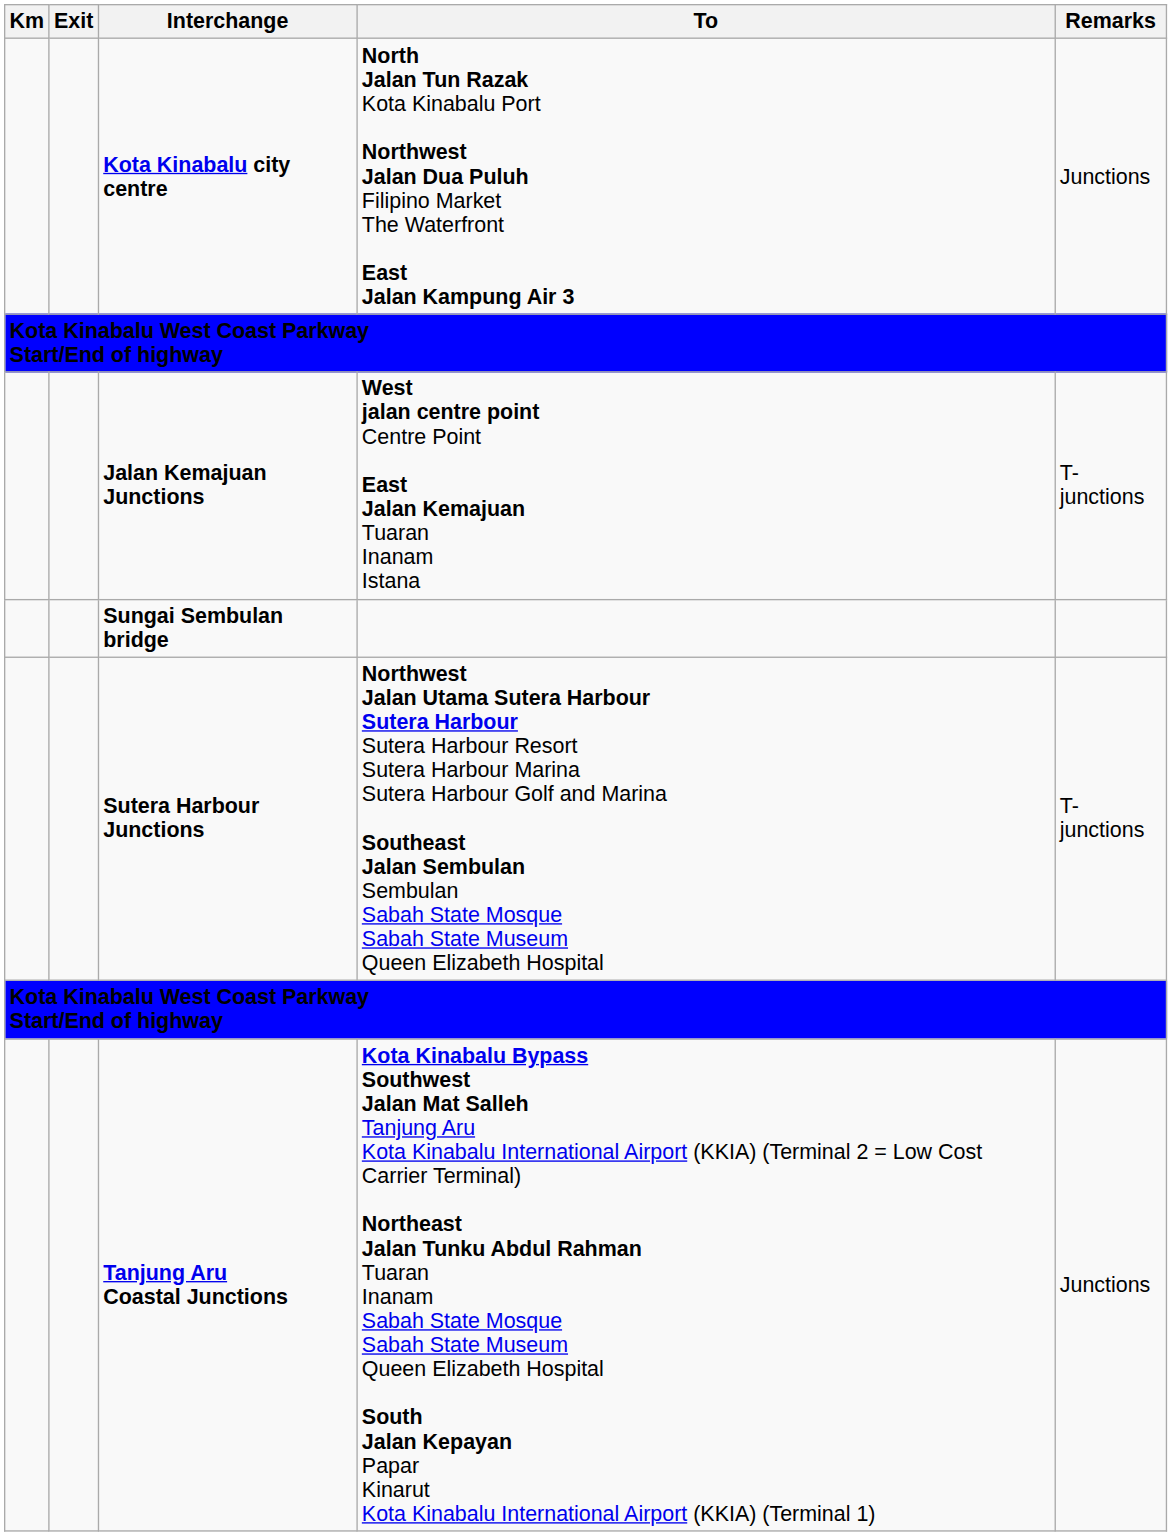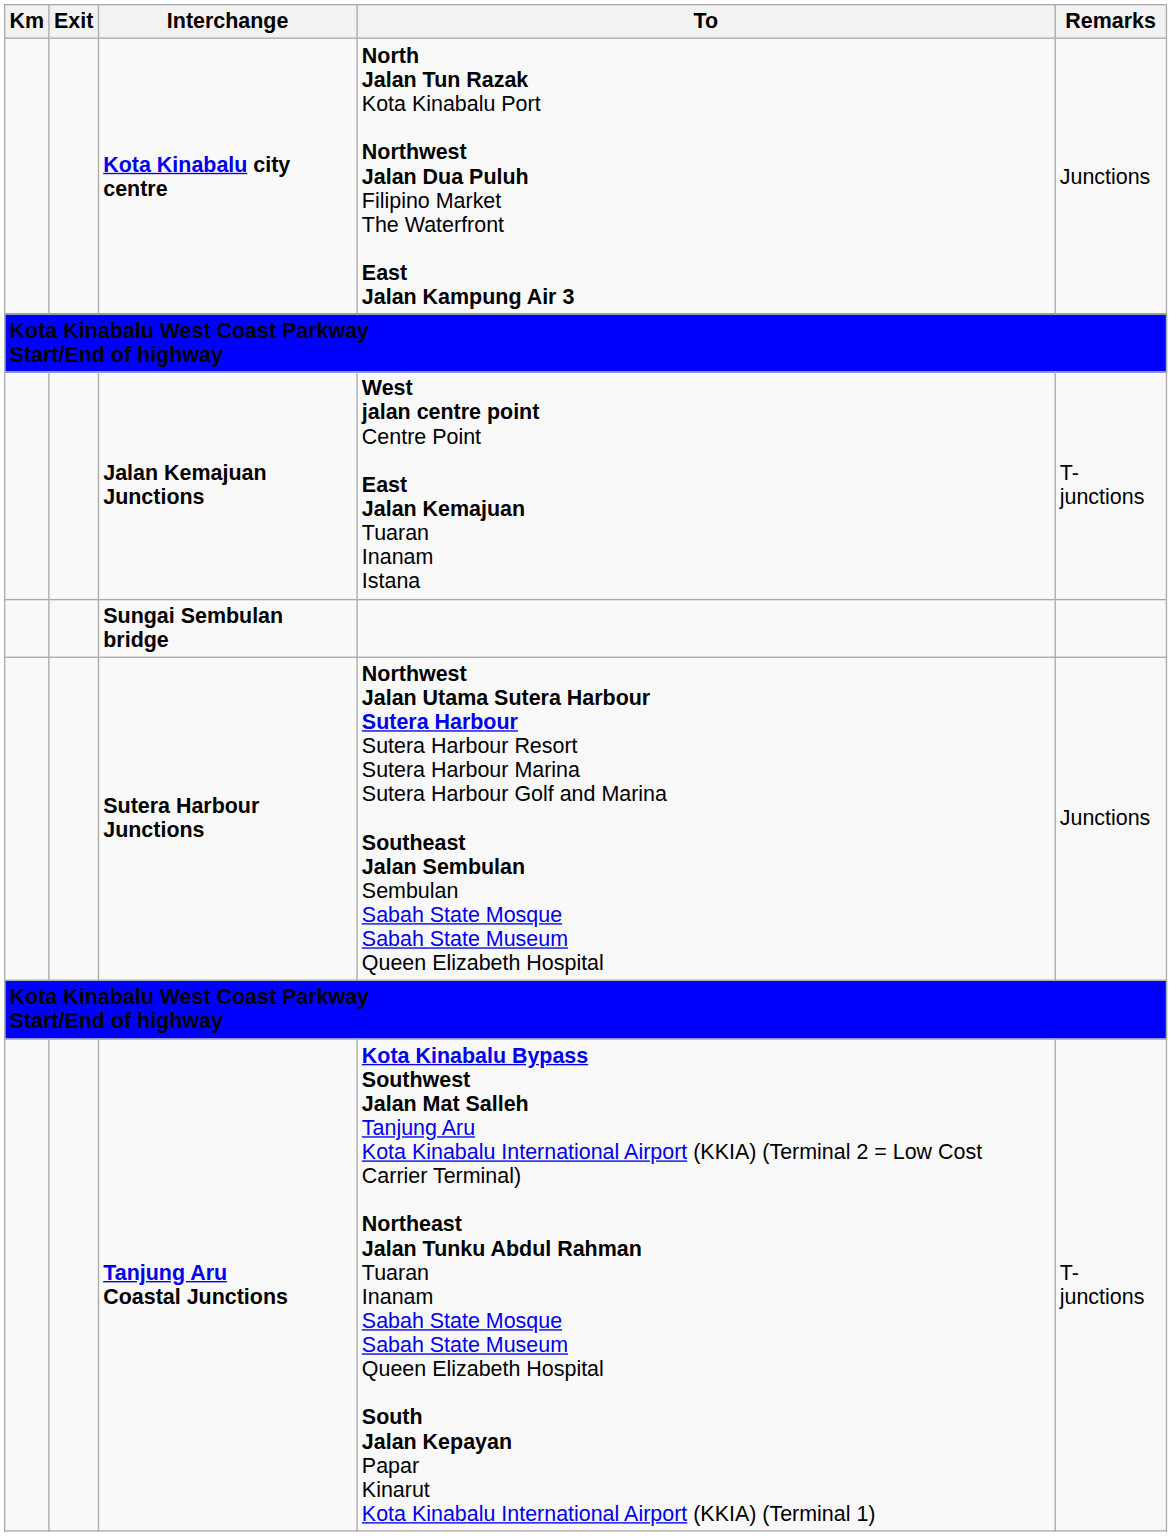(1102, 818) T-junctions -> (1105, 818) Junctions
(1105, 1284) Junctions -> (1102, 1284) T-junctions
